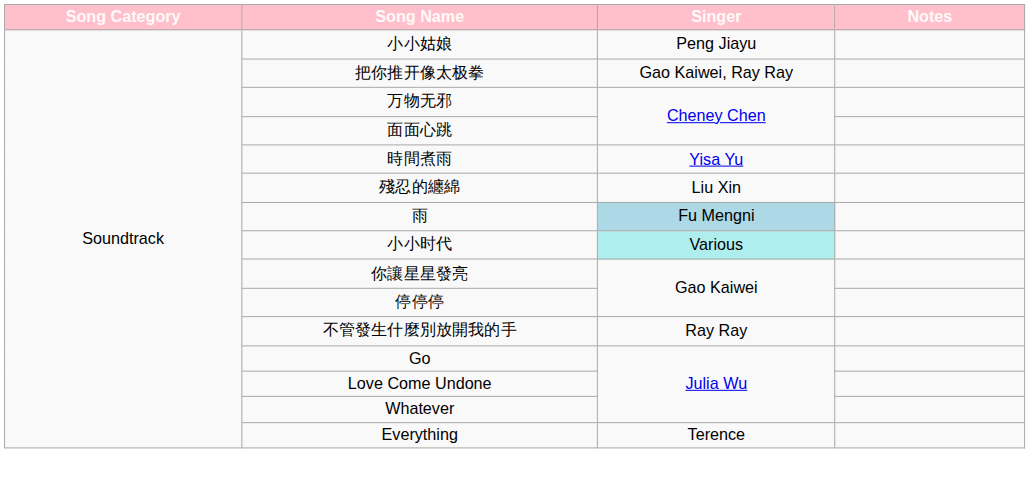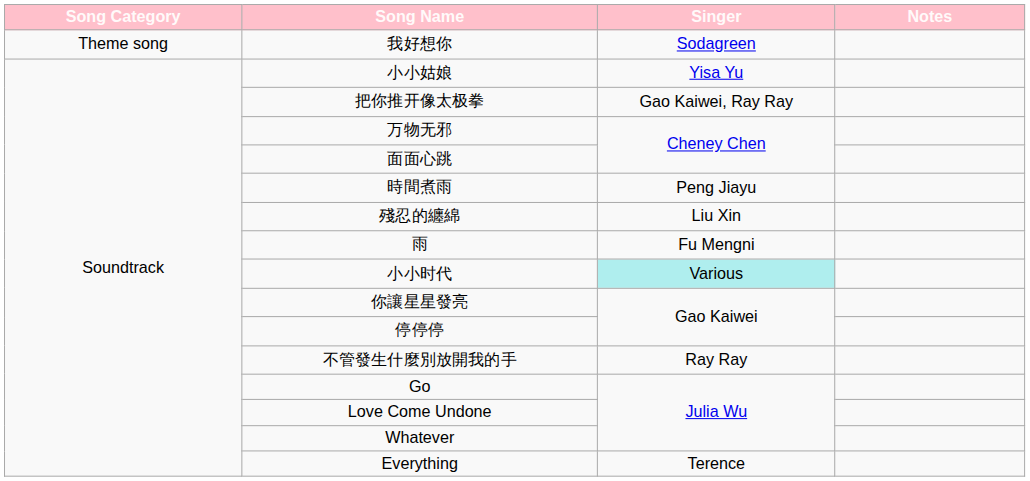+ row: (420, 43)
(716, 44) Peng Jiayu -> (716, 73) Yisa Yu
(716, 159) Yisa Yu -> (716, 187) Peng Jiayu
(716, 216) lightblue background -> (716, 245) no background
